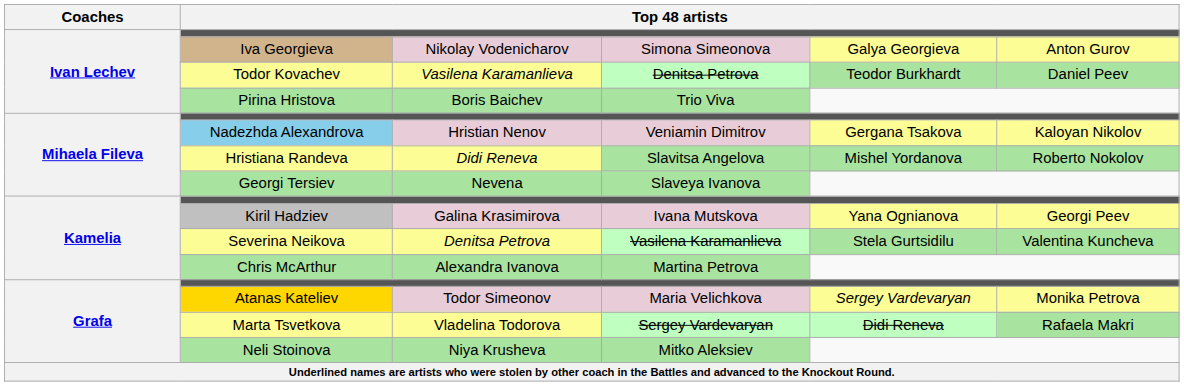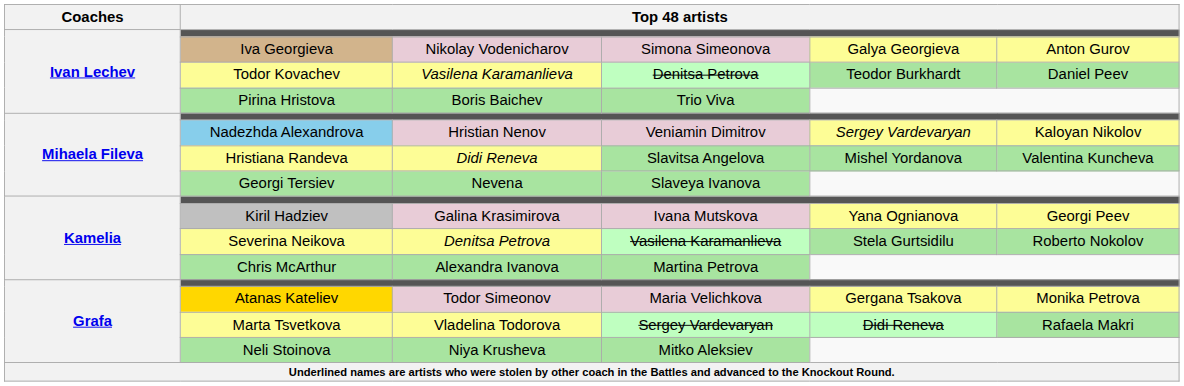(903, 132) Gergana Tsakova -> (903, 132) Sergey Vardevaryan
(1088, 158) Roberto Nokolov -> (1088, 158) Valentina Kuncheva
(1088, 241) Valentina Kuncheva -> (1088, 241) Roberto Nokolov
(903, 299) Sergey Vardevaryan -> (903, 299) Gergana Tsakova
